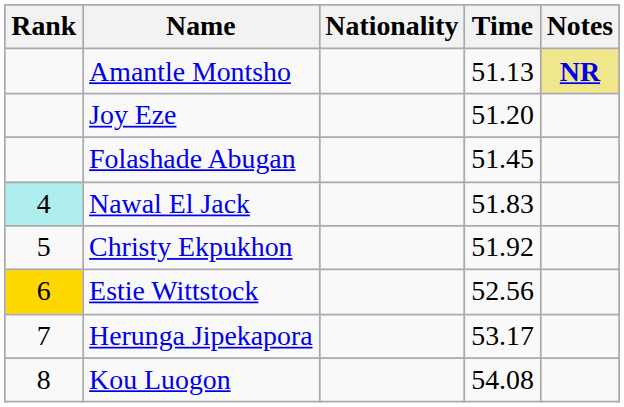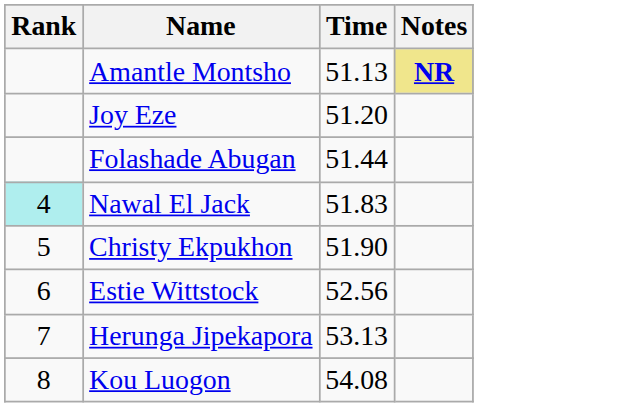- column: (392, 26)
(503, 159) 51.45 -> (357, 159) 51.44
(503, 247) 51.92 -> (357, 247) 51.90
(44, 291) gold background -> (44, 291) no background
(503, 335) 53.17 -> (357, 335) 53.13
